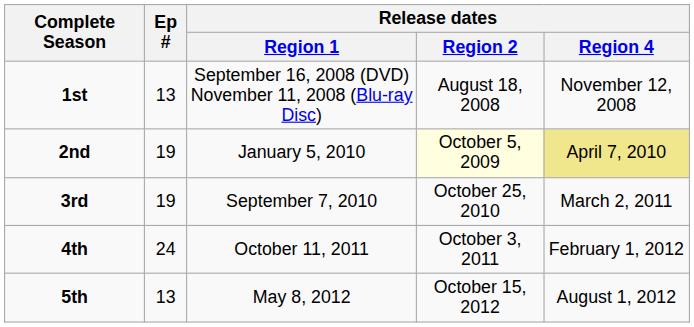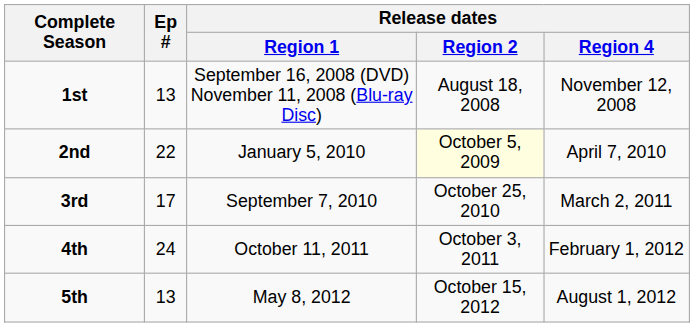(166, 153) 19 -> (166, 153) 22
(616, 153) khaki background -> (616, 153) no background
(166, 201) 19 -> (166, 201) 17
